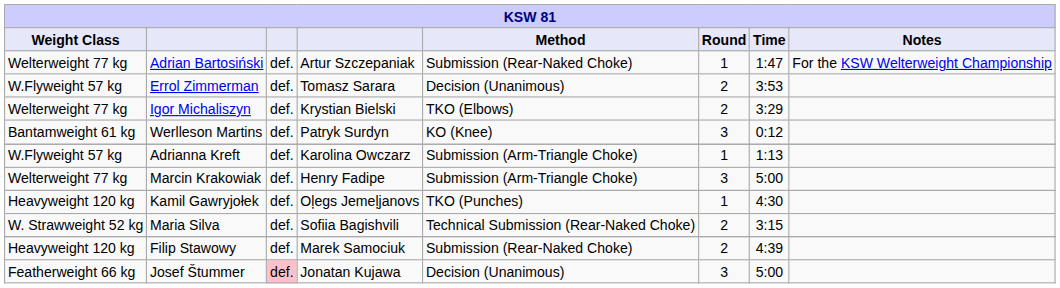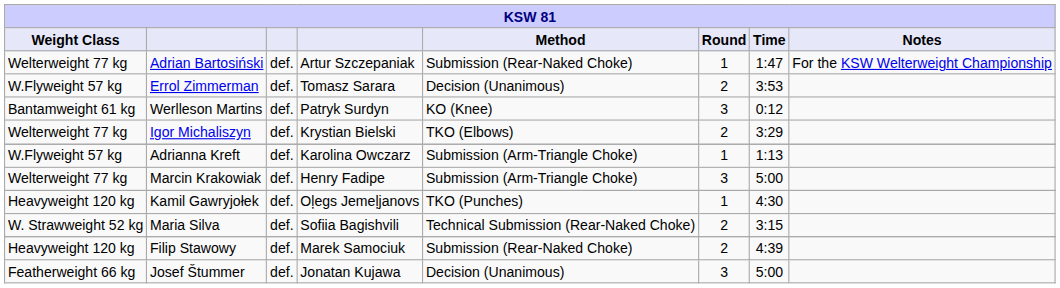rows swapped: (200, 109) <-> (206, 132)
(282, 271) pink background -> (282, 271) no background
